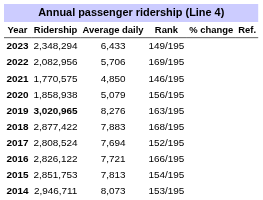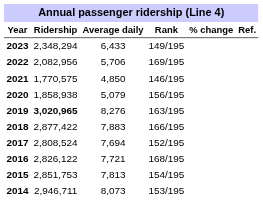(166, 126) 168/195 -> (166, 126) 166/195
(166, 159) 166/195 -> (166, 159) 168/195
